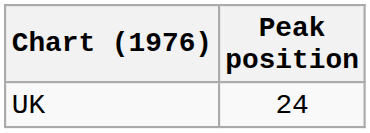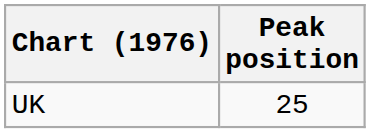(292, 105) 24 -> (292, 105) 25
